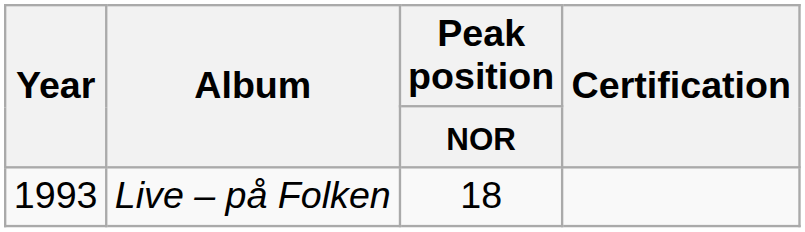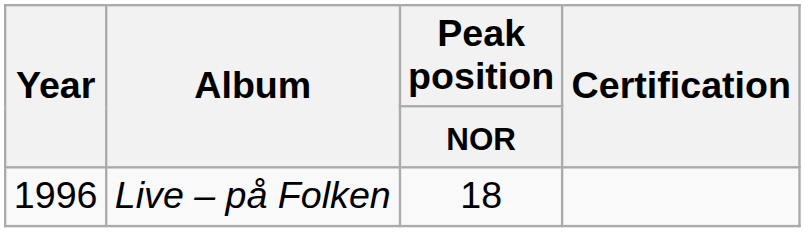(56, 195) 1993 -> (56, 195) 1996
